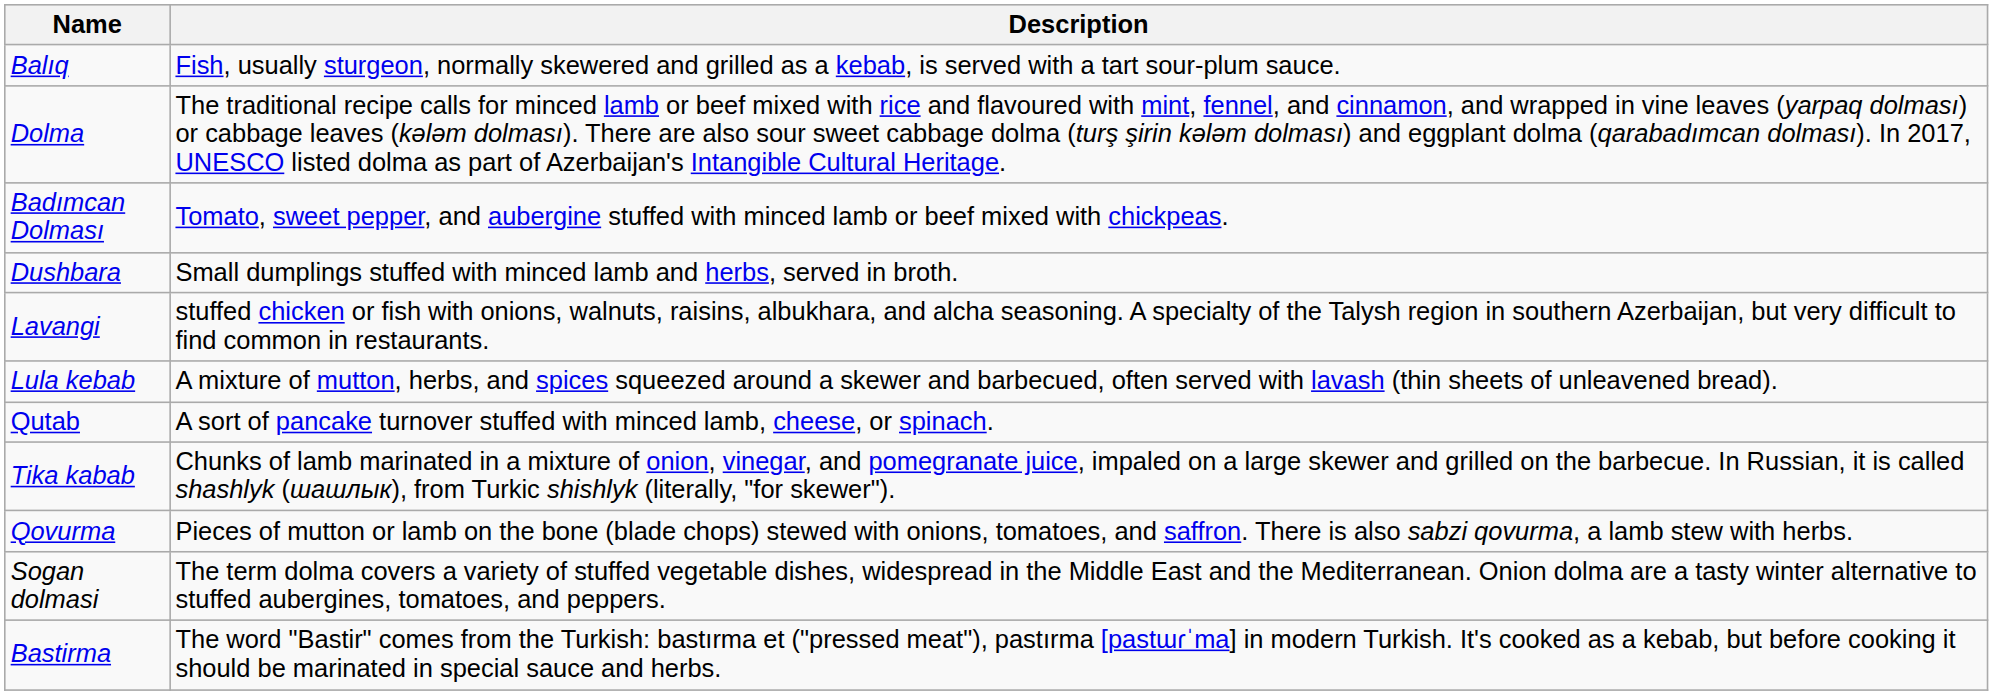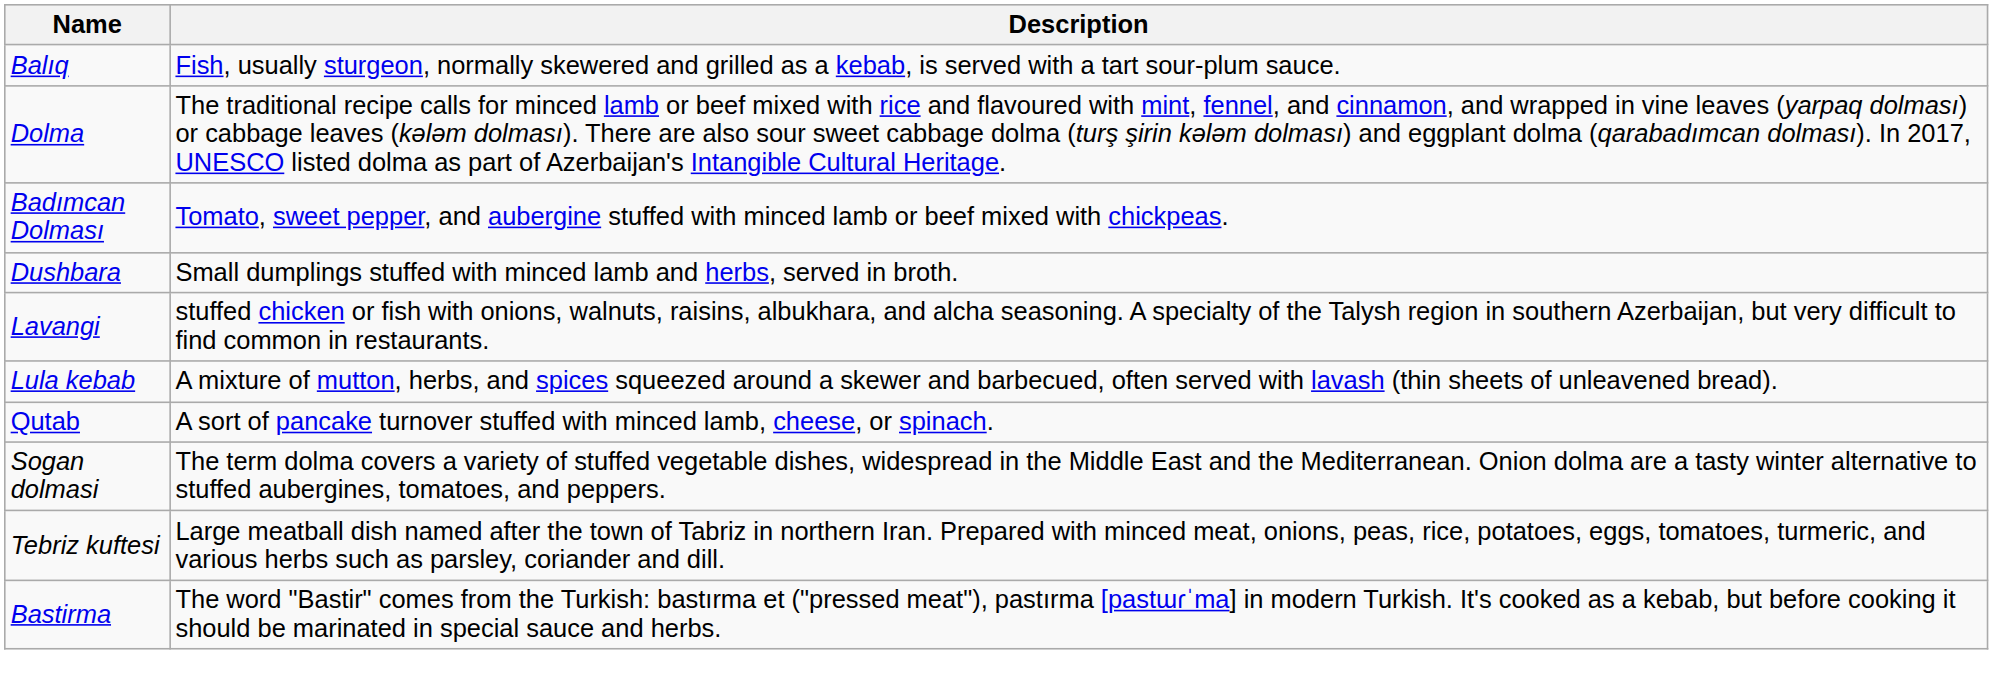- row: (73, 476)
- row: (63, 530)
+ row: (85, 545)
